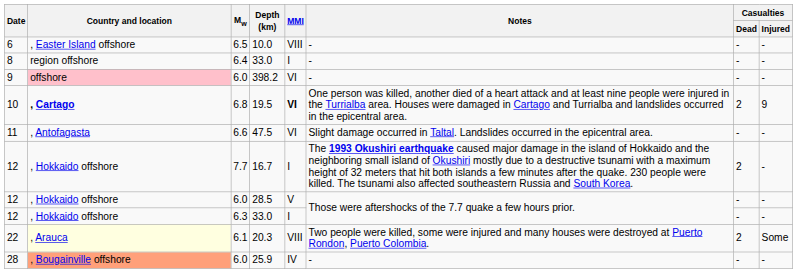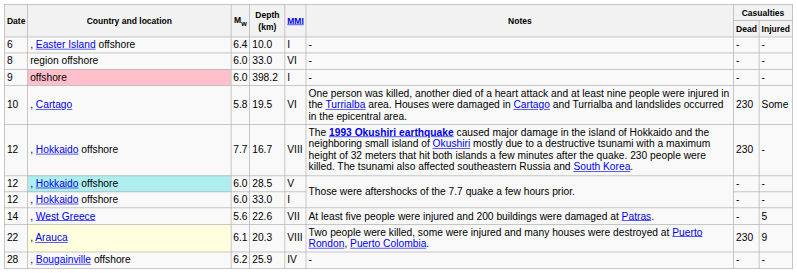(240, 45) 6.5 -> (240, 45) 6.4
(295, 45) VIII -> (289, 45) I
(240, 61) 6.4 -> (240, 61) 6.0
(289, 61) I -> (292, 61) VI
(292, 77) VI -> (289, 77) I
(52, 105) bold -> (51, 105) normal
(240, 105) 6.8 -> (240, 105) 5.8
(292, 105) bold -> (292, 105) normal
(739, 105) 2 -> (745, 105) 230
(764, 105) 9 -> (775, 105) Some
- row: (12, 133)
(289, 166) I -> (295, 150) VIII
(739, 166) 2 -> (745, 150) 230
(74, 200) no background -> (74, 183) paleturquoise background
(240, 216) 6.3 -> (240, 200) 6.0
+ row: (13, 216)
(739, 238) 2 -> (745, 238) 230
(775, 238) Some -> (764, 238) 9
(80, 260) lightsalmon background -> (80, 260) no background
(240, 260) 6.0 -> (240, 260) 6.2
